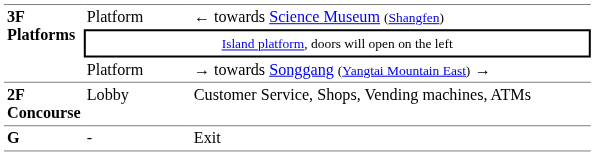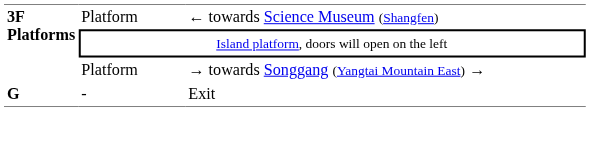- row: (108, 94)
